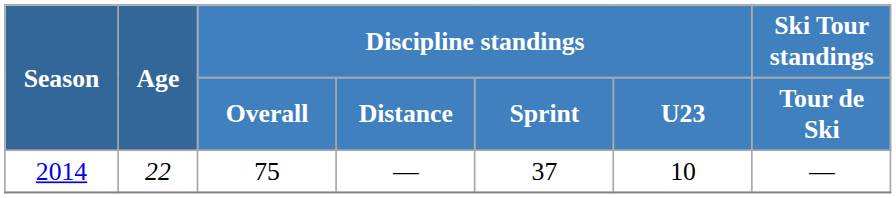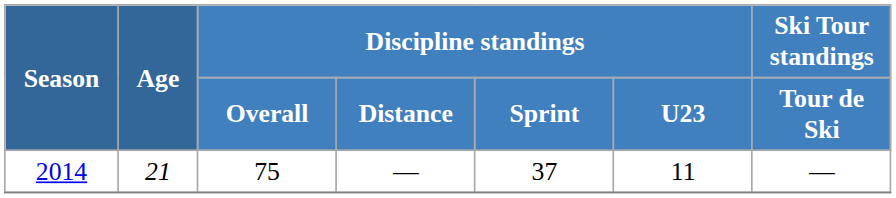(158, 171) 22 -> (158, 171) 21
(683, 171) 10 -> (683, 171) 11
